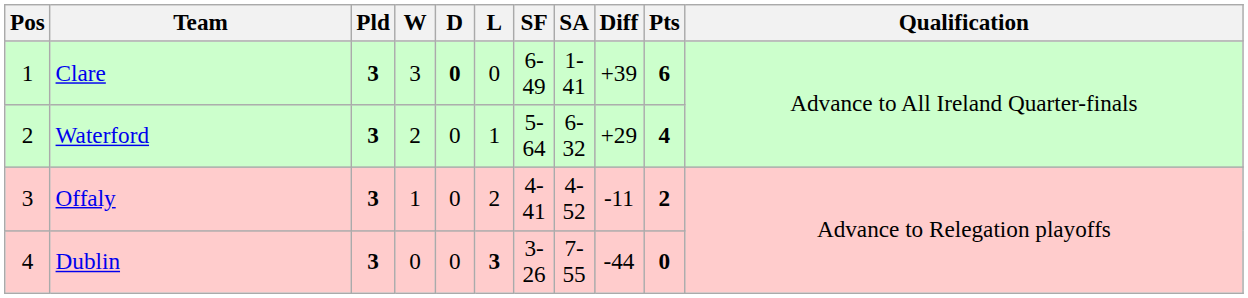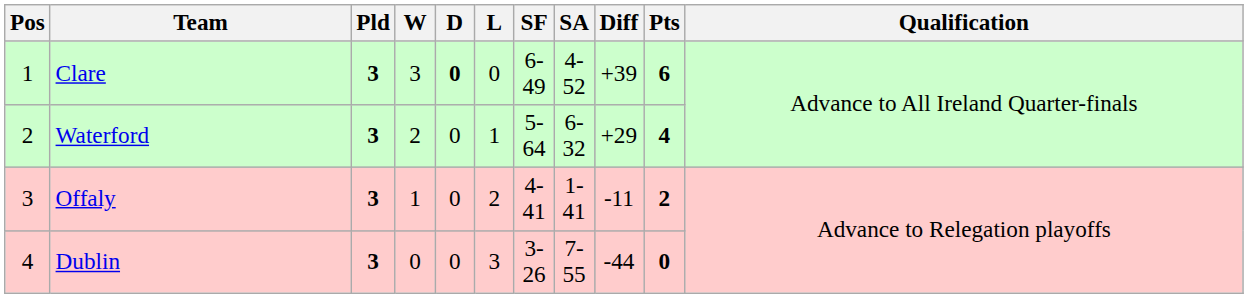(574, 72) 1-41 -> (574, 72) 4-52
(574, 198) 4-52 -> (574, 198) 1-41
(494, 261) bold -> (494, 261) normal
